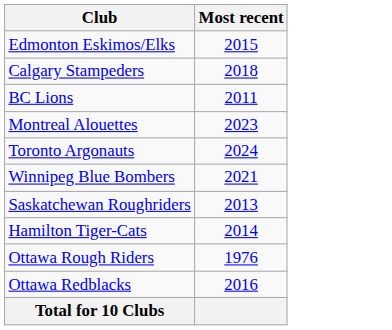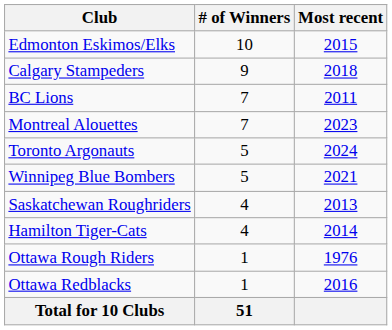+ column: (244, 17)
